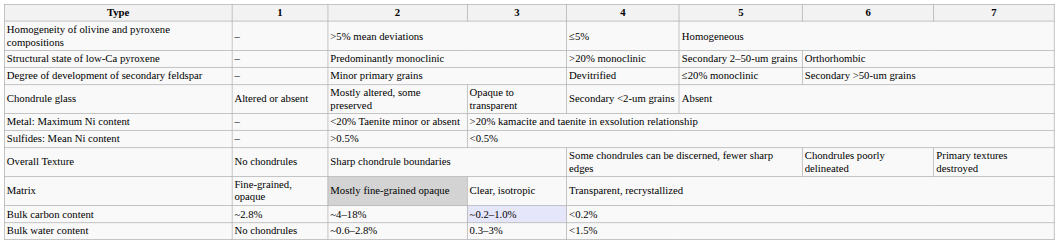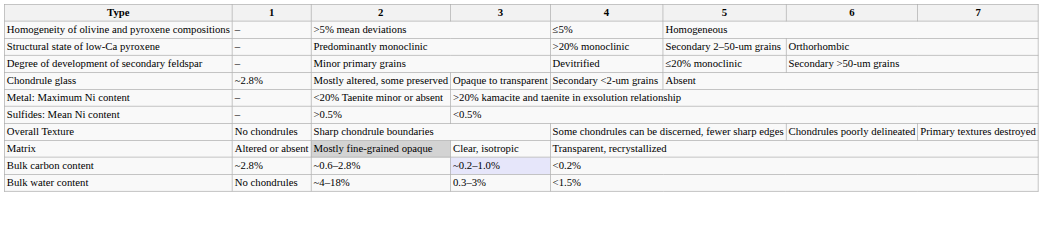(271, 99) Altered or absent -> (249, 81) ~2.8%
(263, 191) Fine-grained, opaque -> (272, 149) Altered or absent
(348, 214) ~4–18% -> (337, 166) ~0.6–2.8%
(354, 231) ~0.6–2.8% -> (332, 183) ~4–18%
